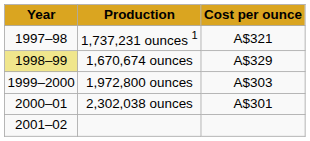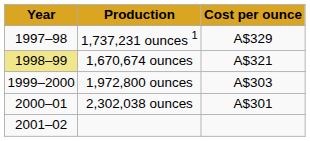(253, 38) A$321 -> (253, 38) A$329
(253, 61) A$329 -> (253, 61) A$321
